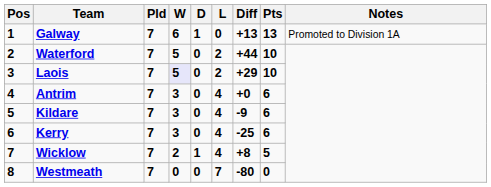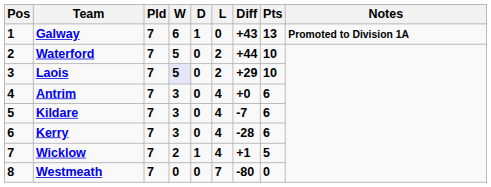(247, 34) +13 -> (247, 34) +43
(344, 34) normal -> (349, 34) bold
(242, 113) -9 -> (242, 113) -7
(245, 133) -25 -> (245, 133) -28
(243, 152) +8 -> (243, 152) +1
